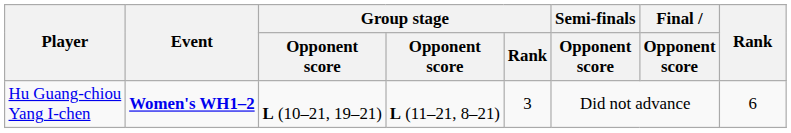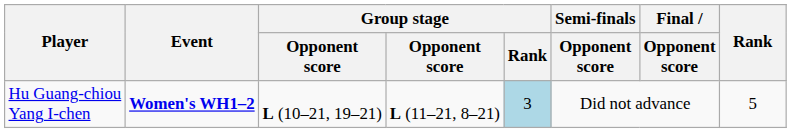(528, 104) no background -> (528, 104) lightblue background
(753, 104) 6 -> (753, 104) 5
